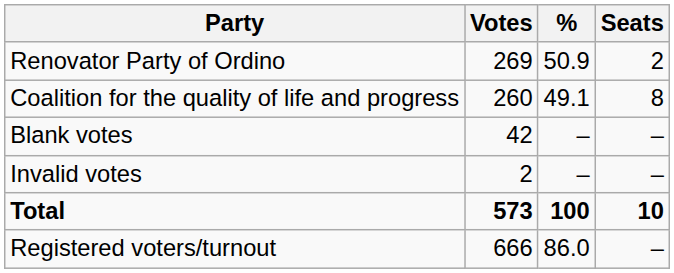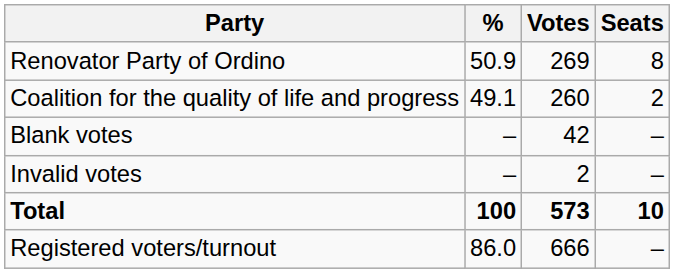columns swapped: (501, 23) <-> (567, 23)
(657, 60) 2 -> (657, 60) 8
(657, 98) 8 -> (657, 98) 2
